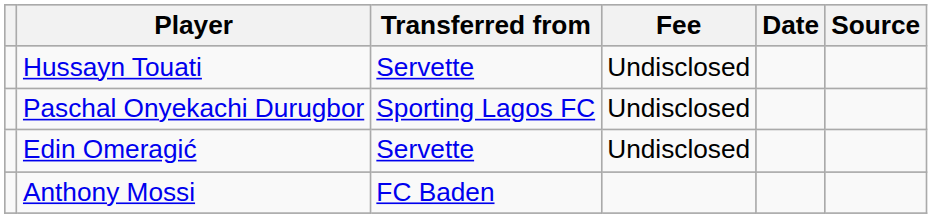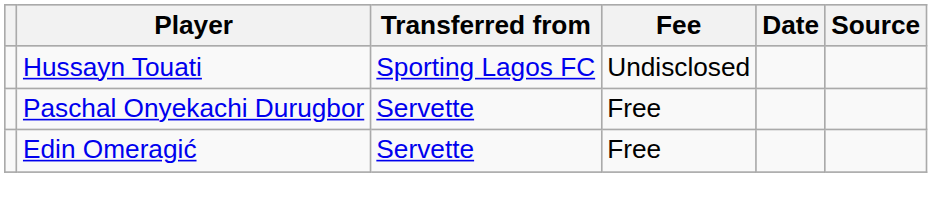(425, 66) Servette -> (486, 66) Sporting Lagos FC
(486, 108) Sporting Lagos FC -> (425, 108) Servette
(679, 108) Undisclosed -> (634, 108) Free
(679, 150) Undisclosed -> (634, 150) Free
- row: (109, 191)
